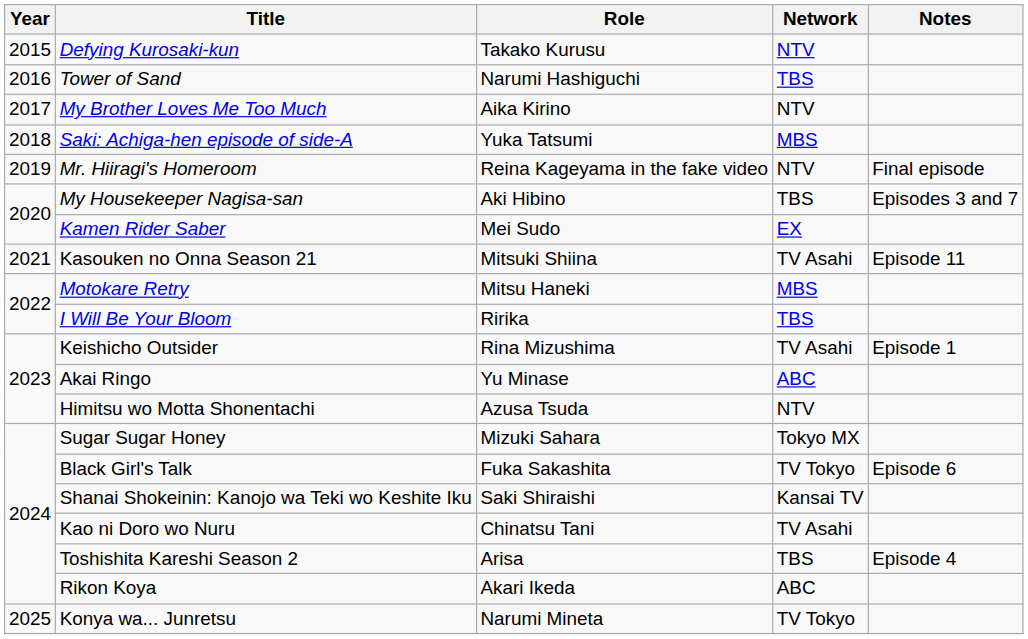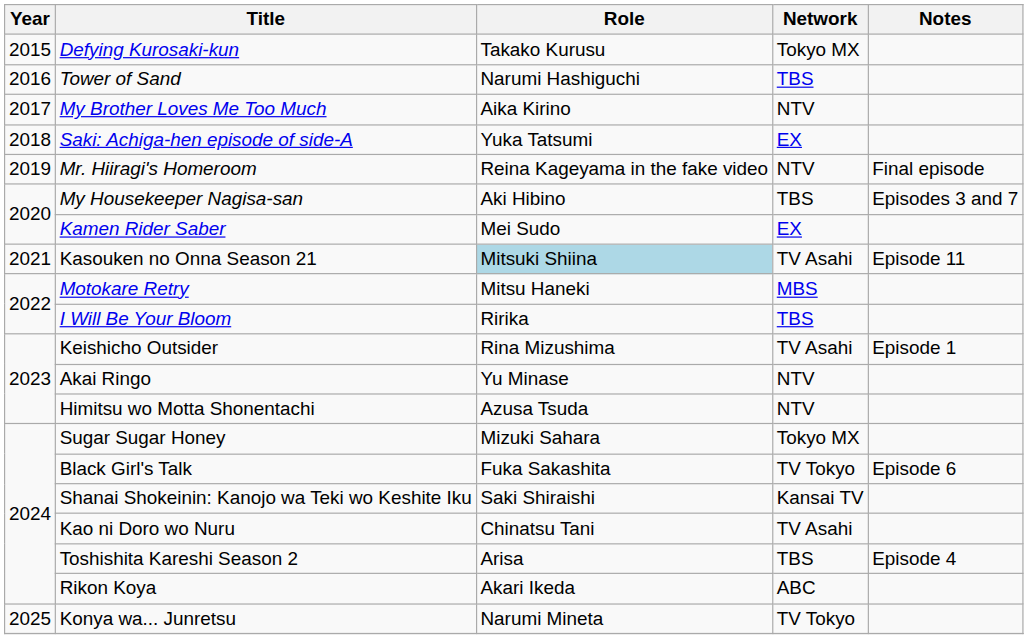(796, 49) NTV -> (818, 49) Tokyo MX
(797, 139) MBS -> (789, 139) EX
(539, 259) no background -> (539, 259) lightblue background
(796, 378) ABC -> (796, 378) NTV
